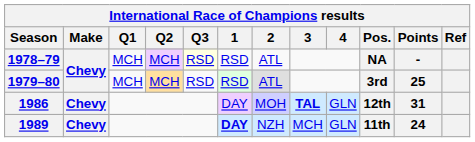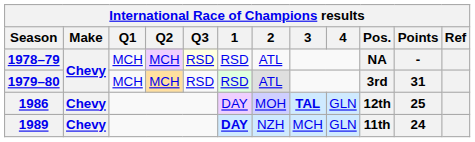(418, 81) 25 -> (418, 81) 31
(418, 103) 31 -> (418, 103) 25
